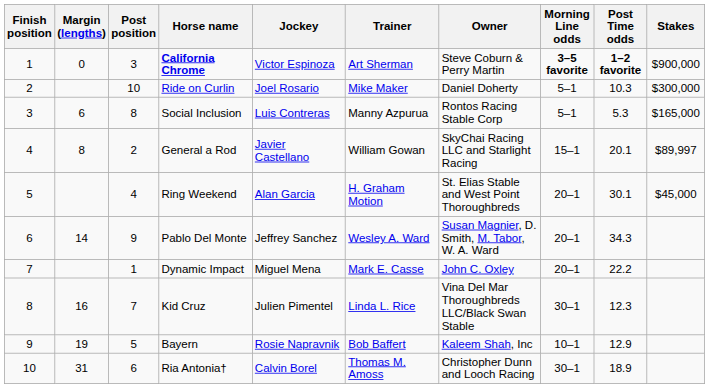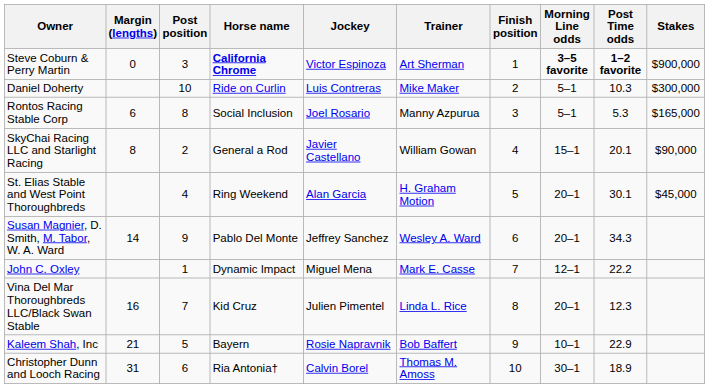columns swapped: (29, 27) <-> (490, 27)
(287, 89) Joel Rosario -> (344, 89) Luis Contreras
(292, 113) Luis Contreras -> (338, 113) Joel Rosario
(676, 151) $89,997 -> (676, 151) $90,000
(567, 269) 20–1 -> (567, 269) 12–1
(567, 307) 30–1 -> (567, 307) 20–1
(82, 344) 19 -> (133, 344) 21
(620, 344) 12.9 -> (620, 344) 22.9
